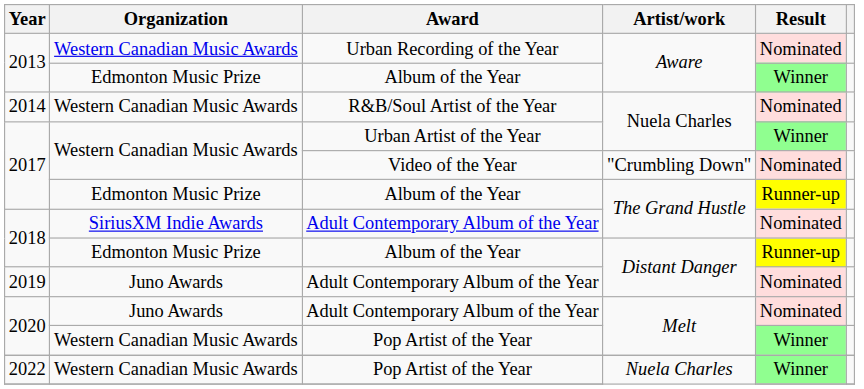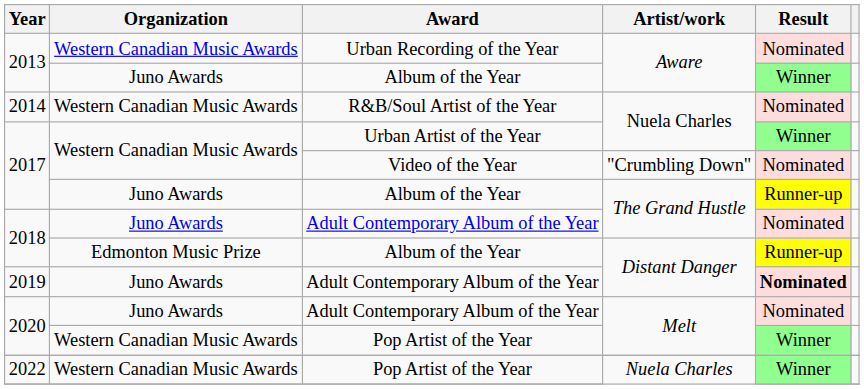(176, 77) Edmonton Music Prize -> (176, 77) Juno Awards
(176, 194) Edmonton Music Prize -> (176, 194) Juno Awards
(176, 223) SiriusXM Indie Awards -> (176, 223) Juno Awards
(801, 281) normal -> (803, 281) bold
